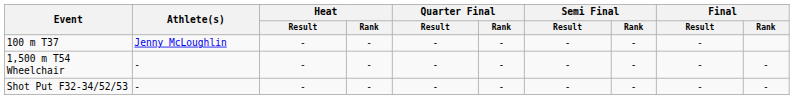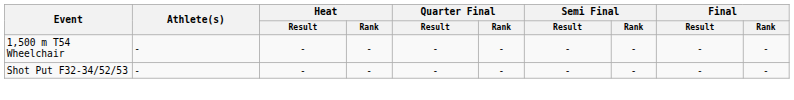- row: (33, 43)
